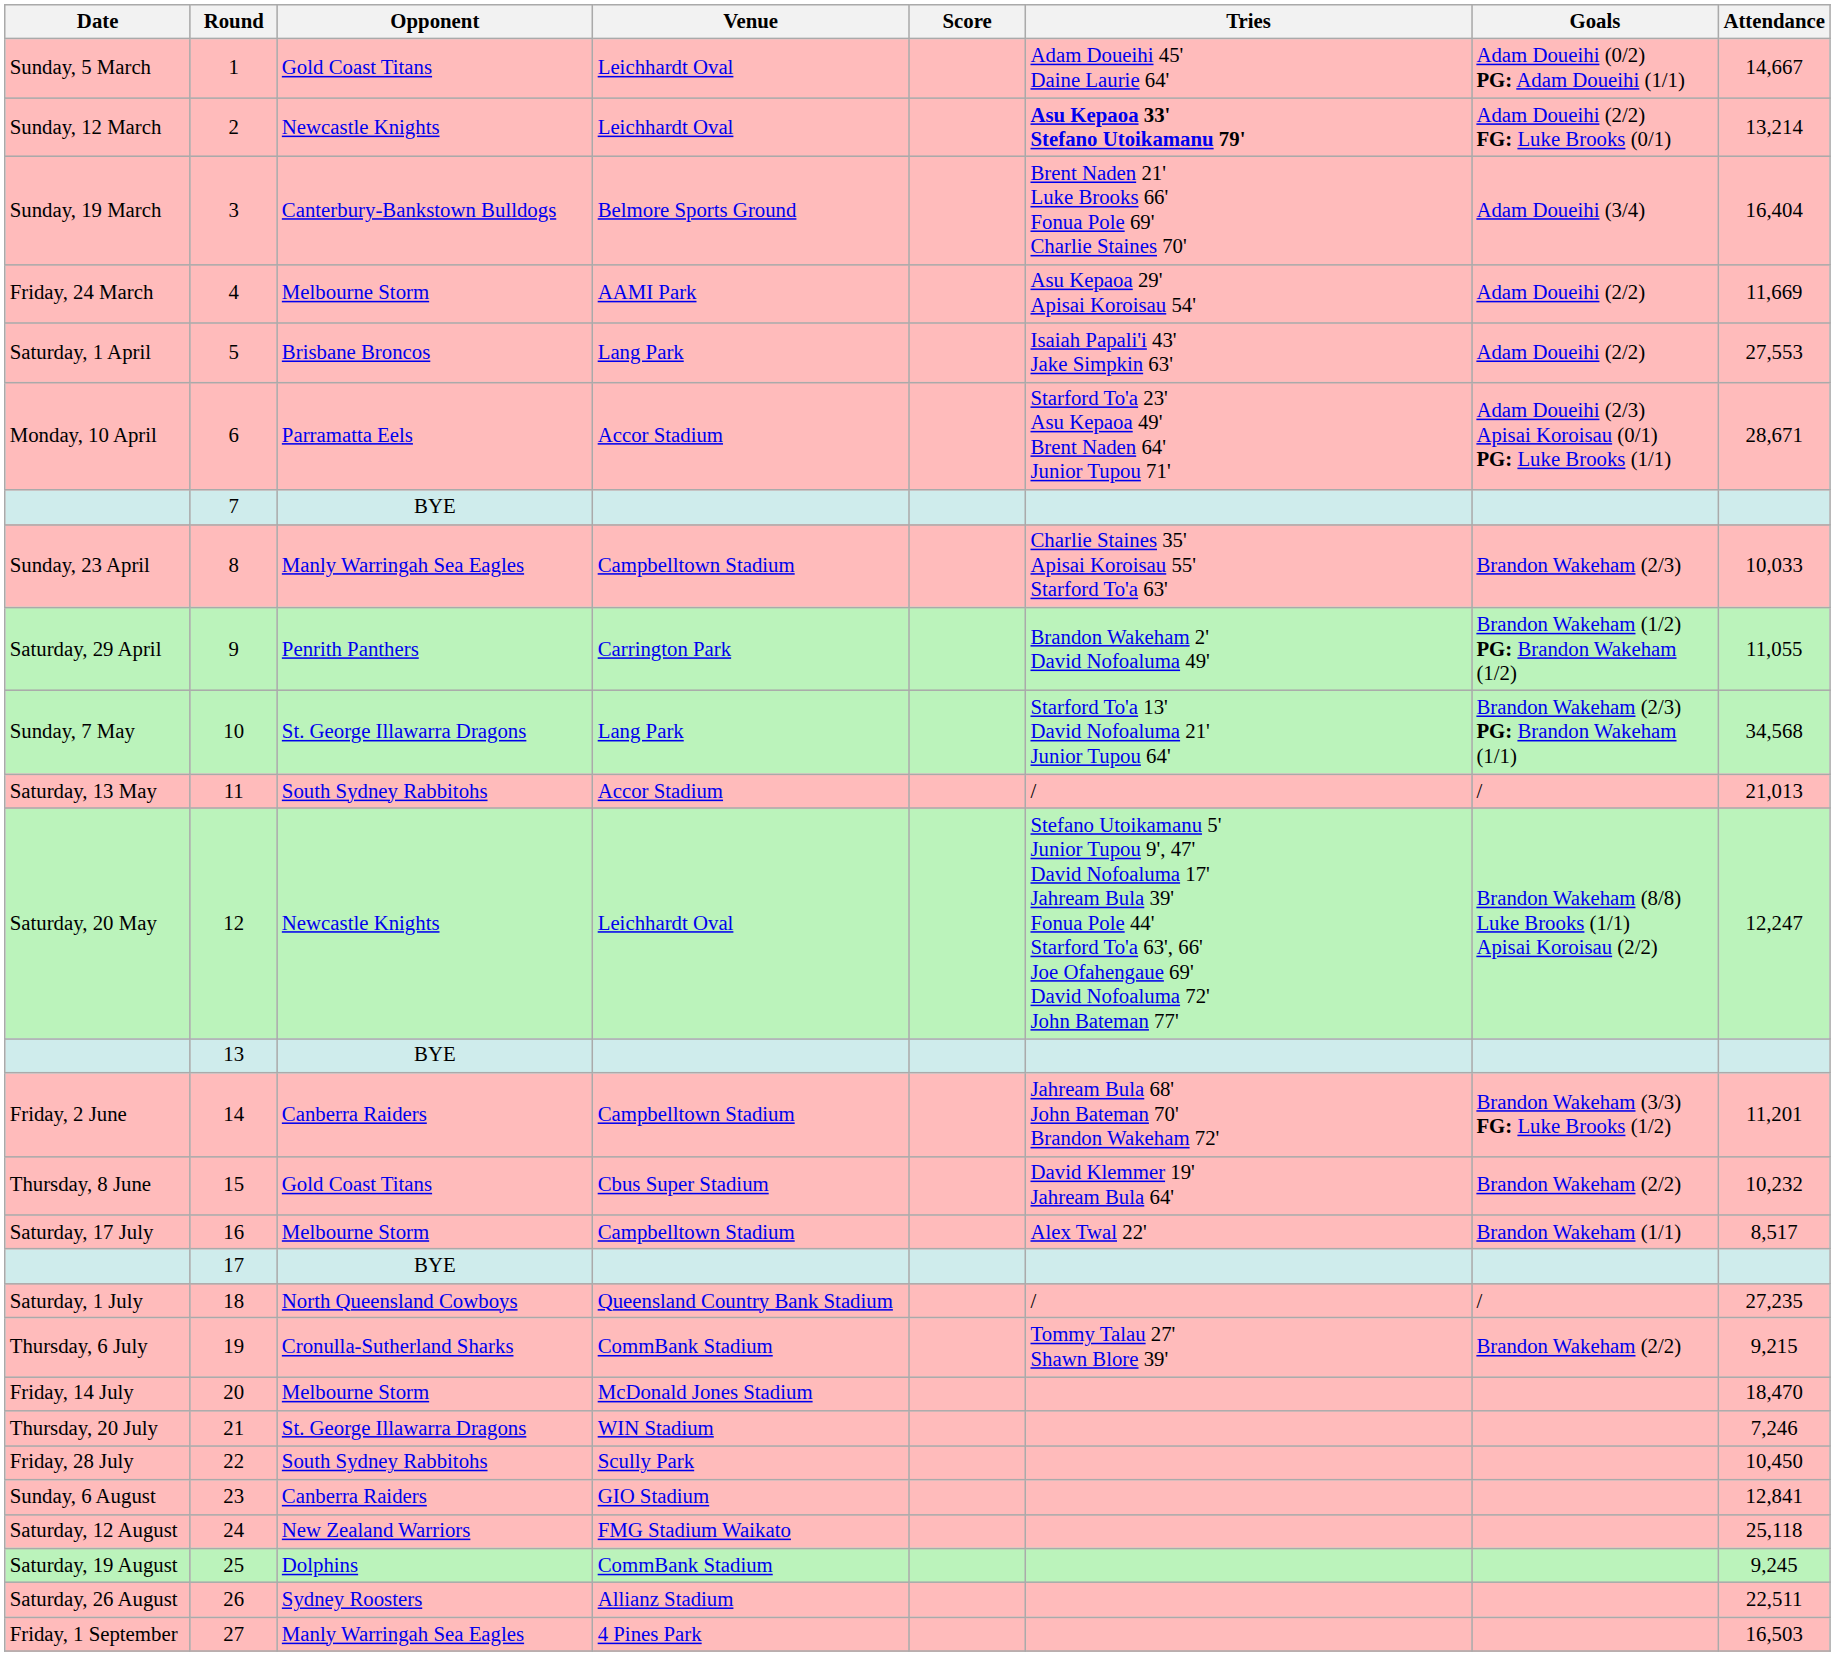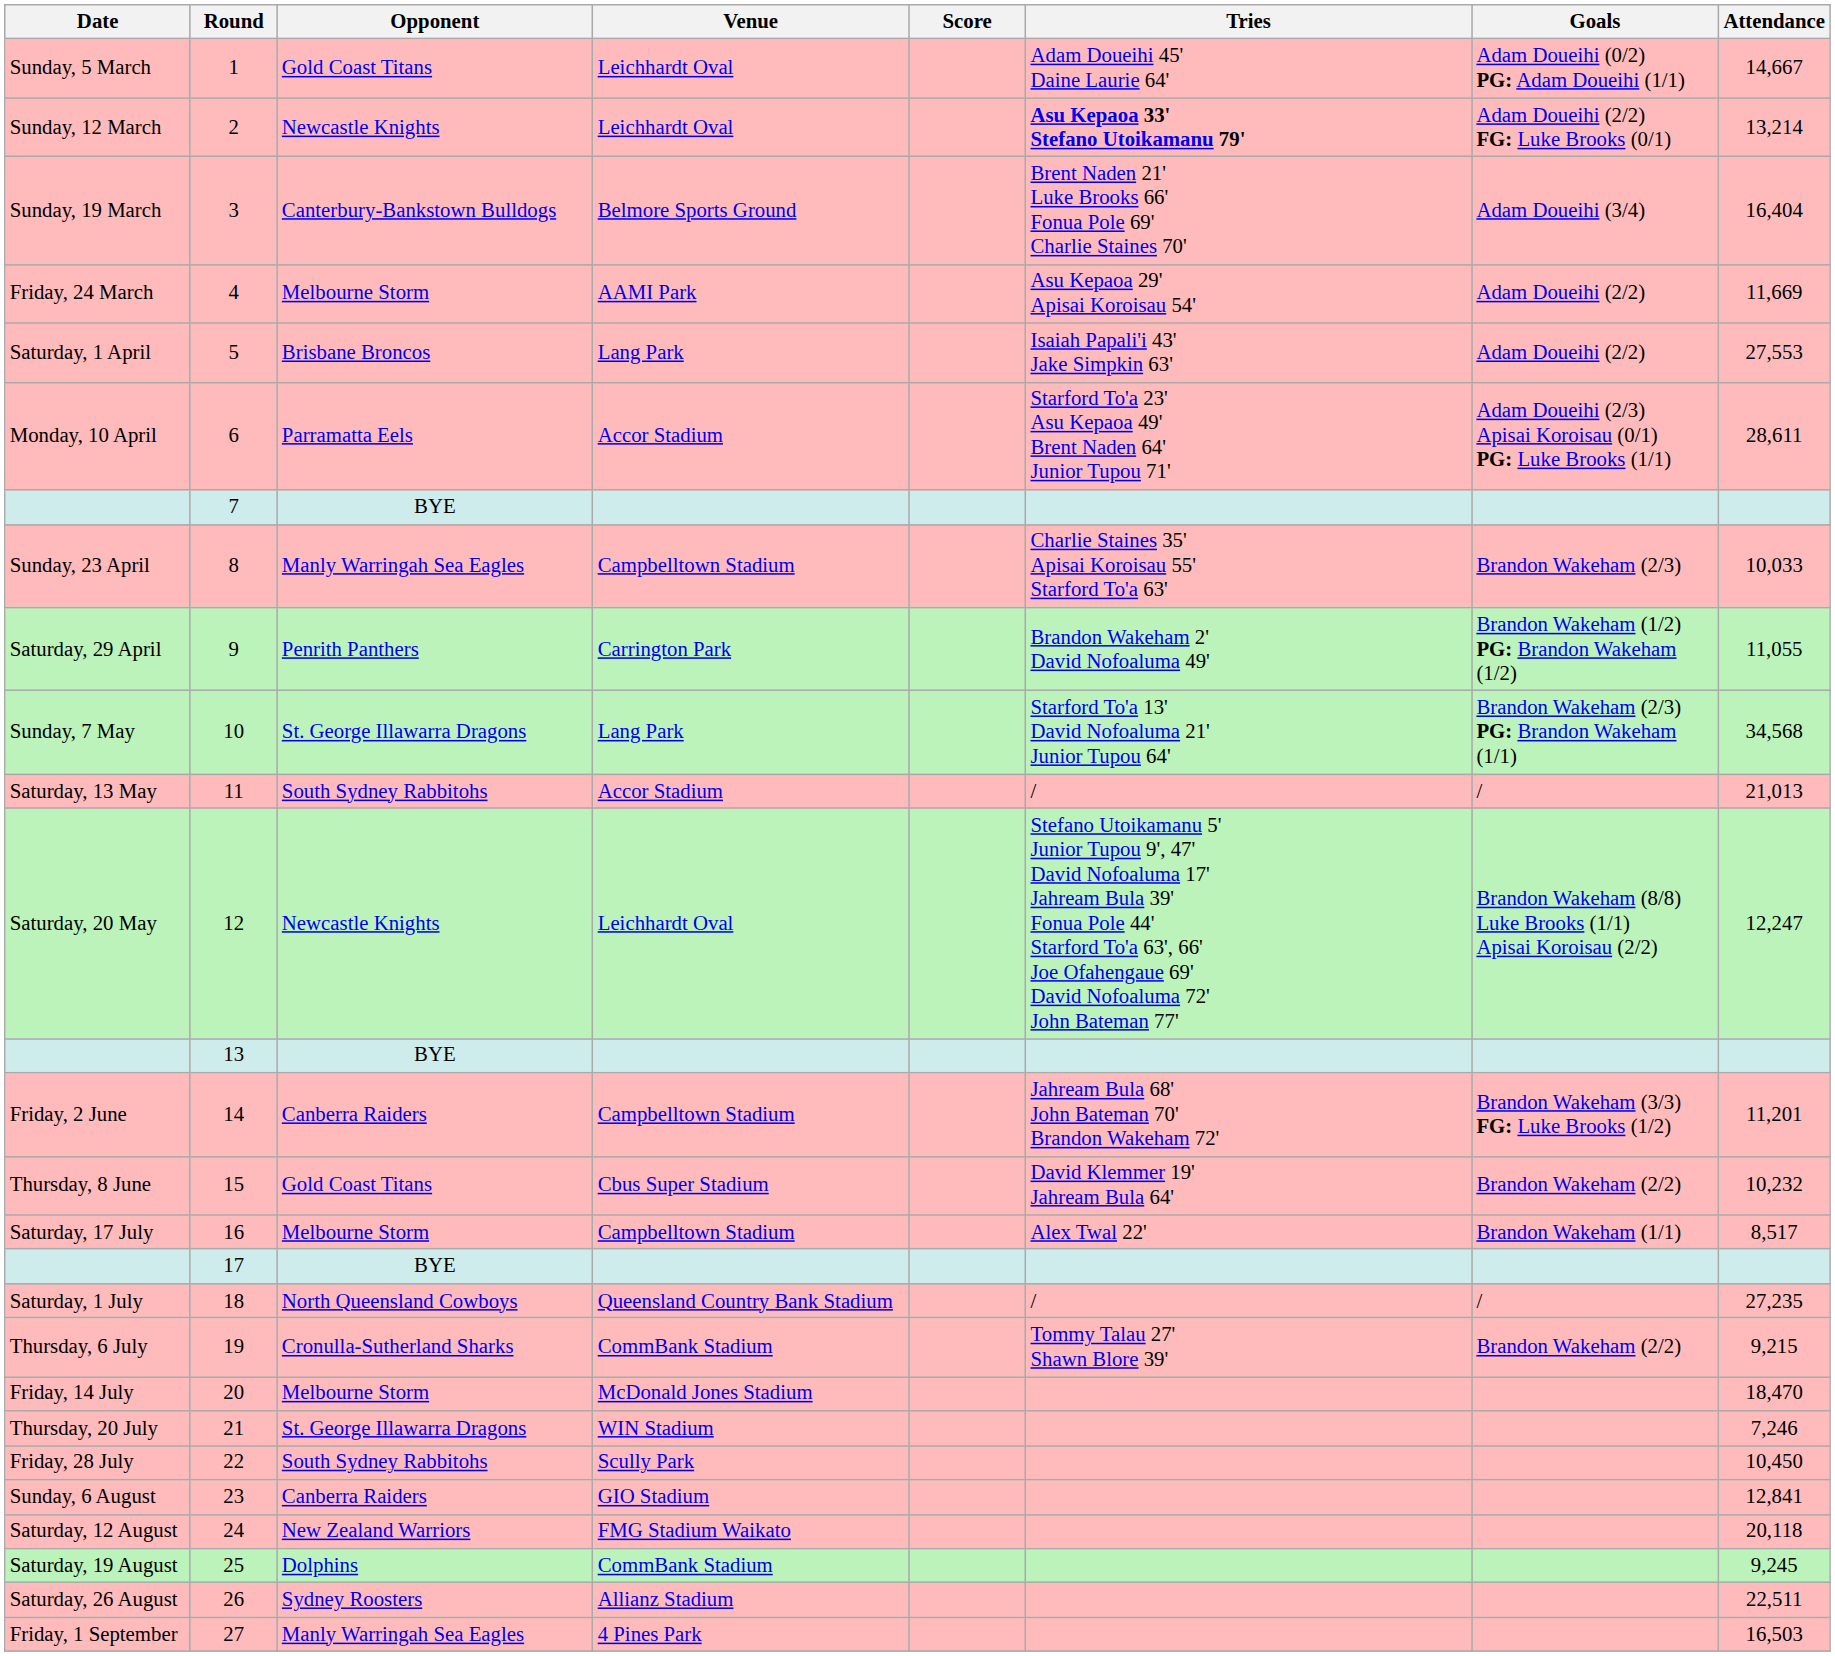(1774, 435) 28,671 -> (1774, 435) 28,611
(1774, 1530) 25,118 -> (1774, 1530) 20,118
